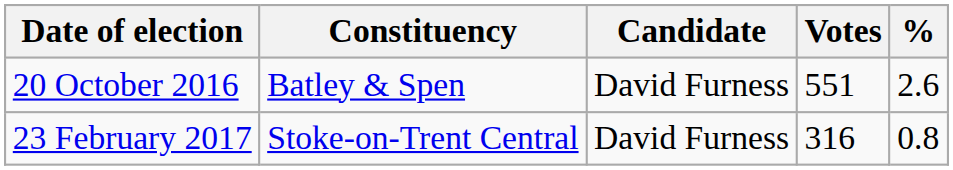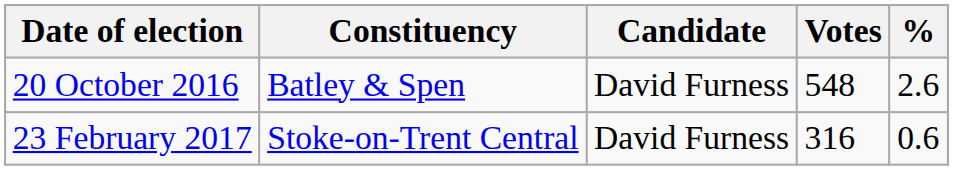(830, 84) 551 -> (830, 84) 548
(918, 137) 0.8 -> (918, 137) 0.6
